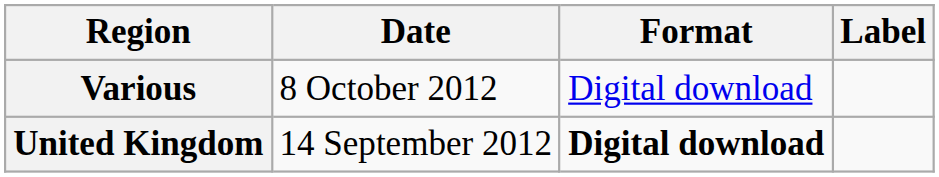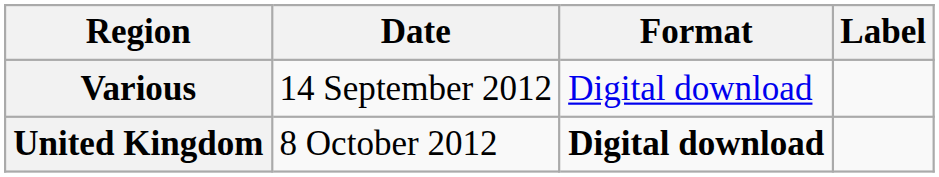(389, 87) 8 October 2012 -> (416, 87) 14 September 2012
(416, 143) 14 September 2012 -> (389, 143) 8 October 2012
